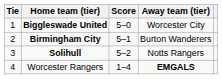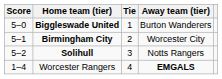columns swapped: (13, 11) <-> (124, 11)
(176, 25) Worcester City -> (176, 25) Burton Wanderers
(176, 39) Burton Wanderers -> (176, 39) Worcester City
